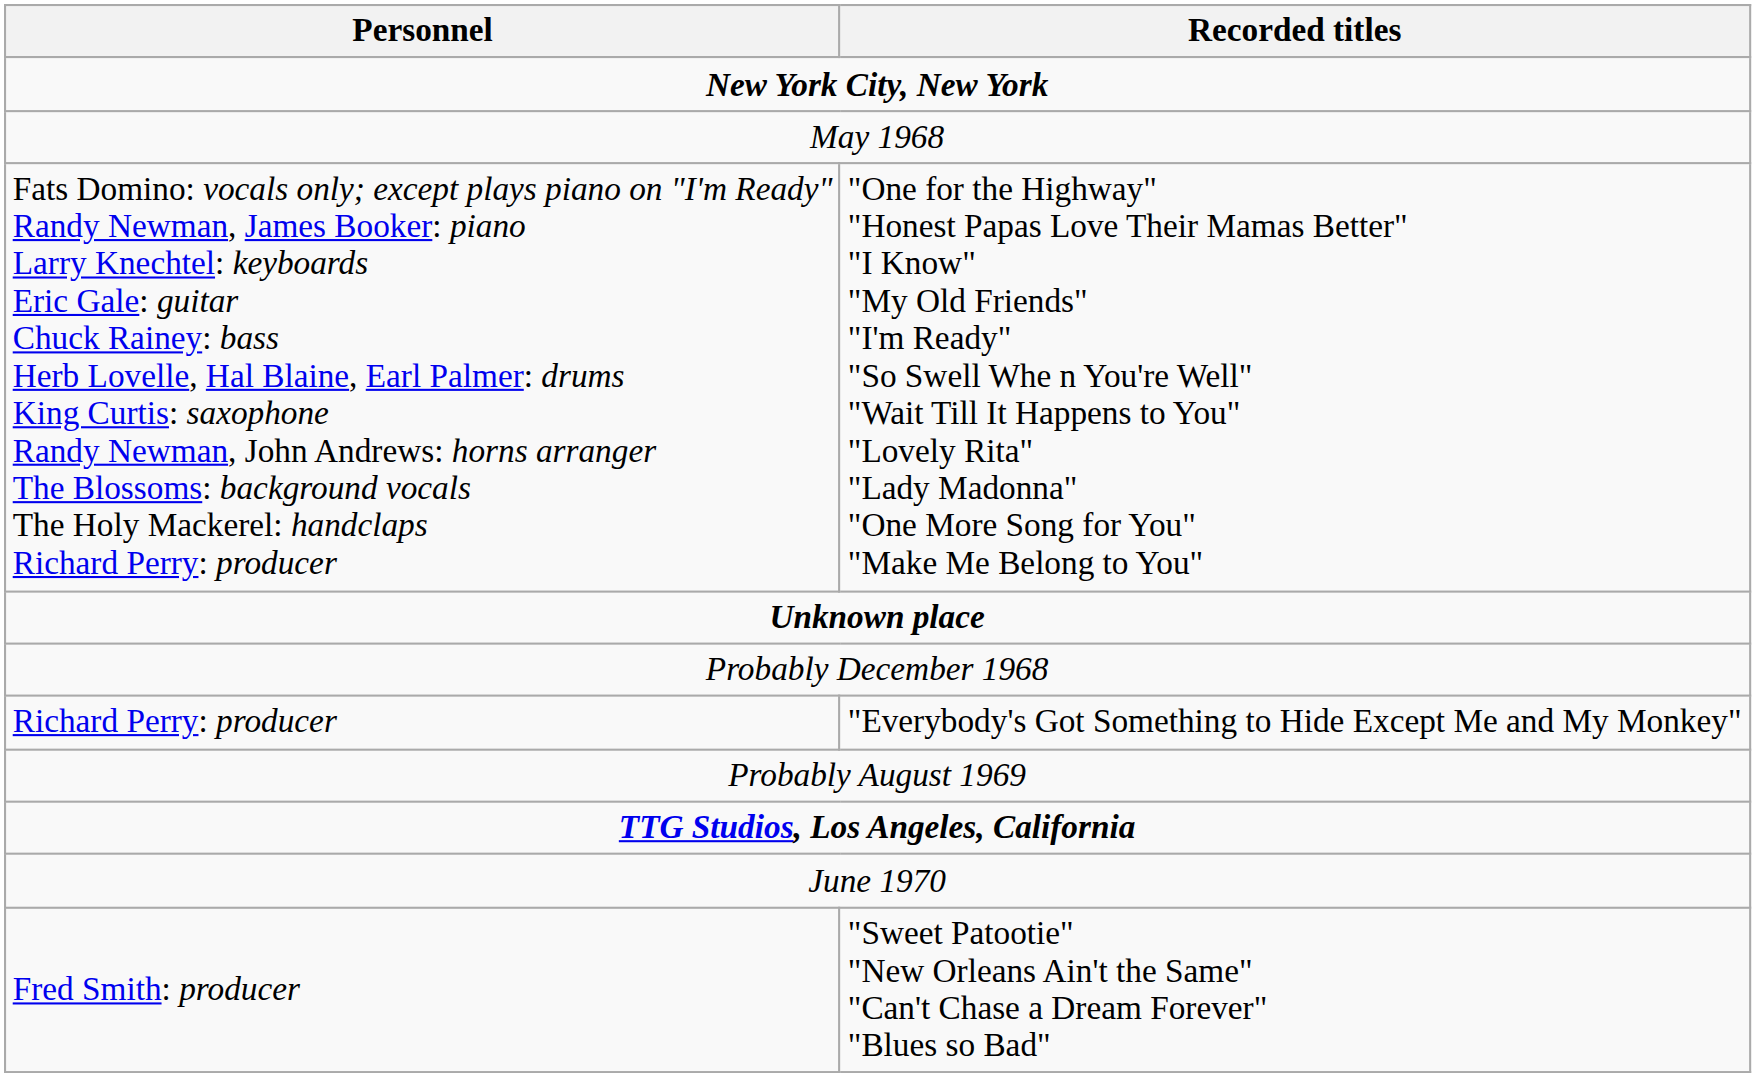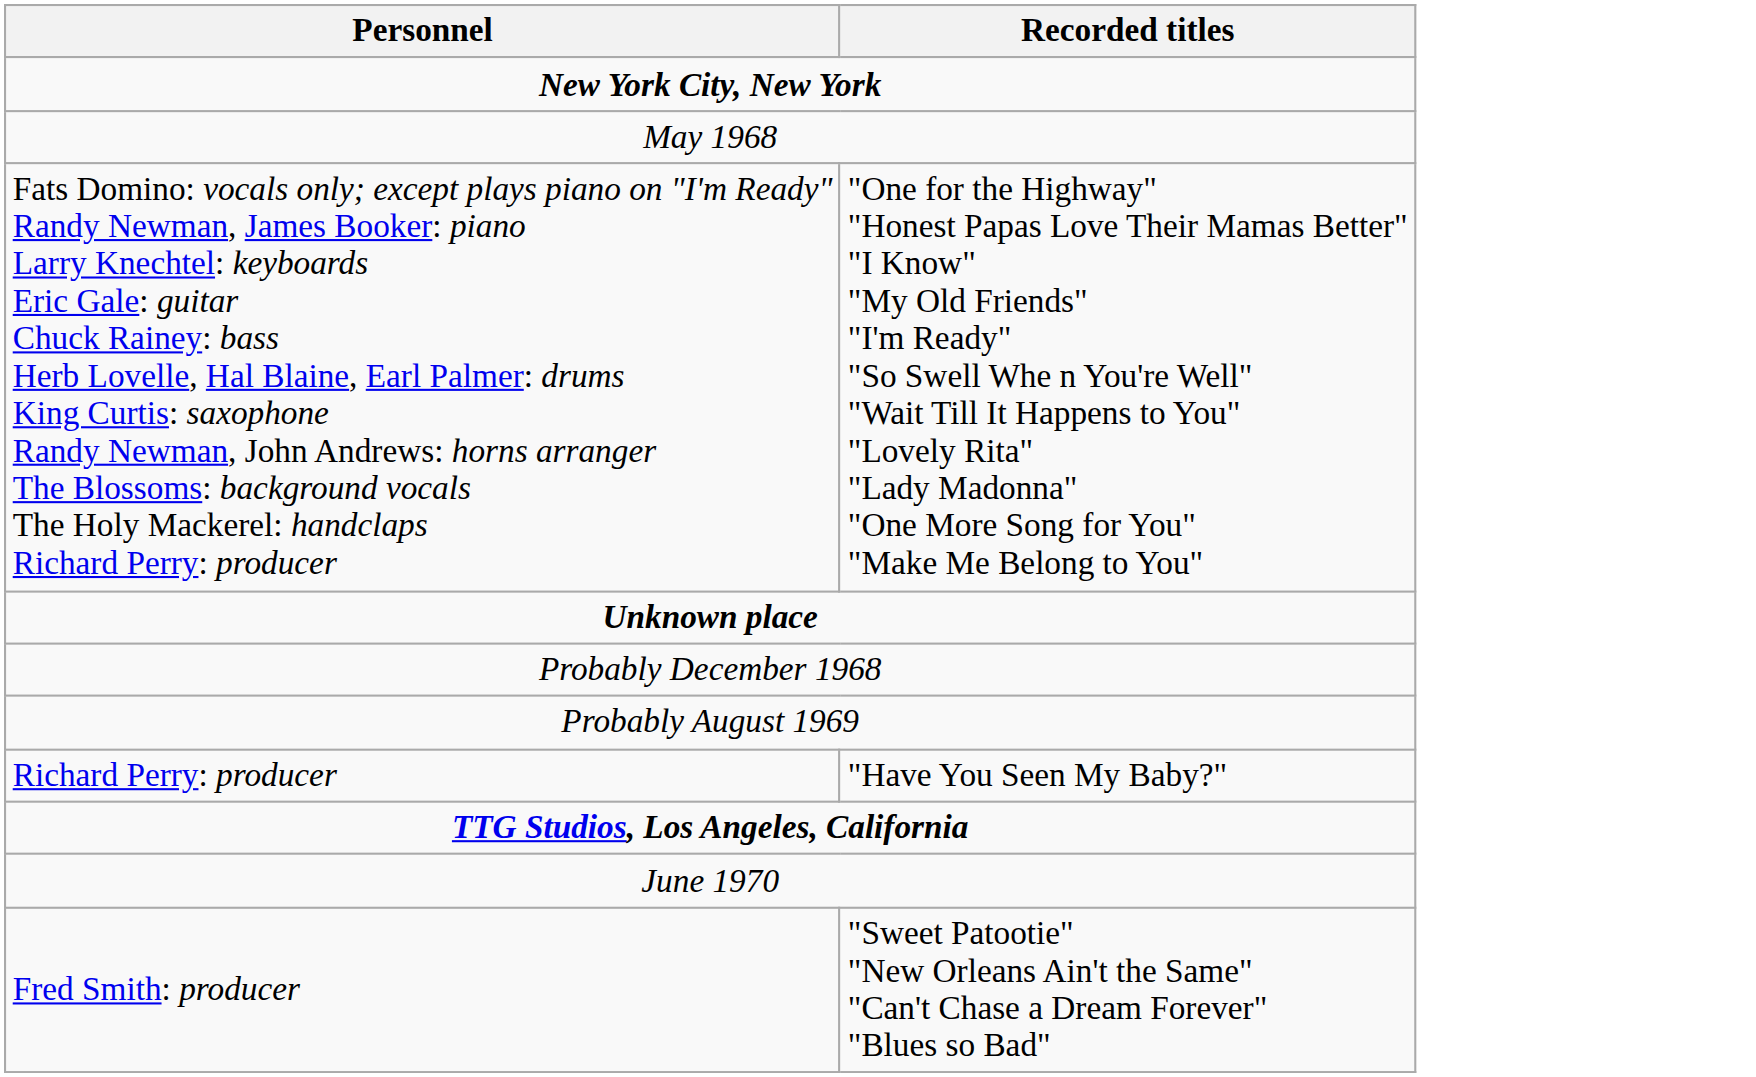- row: (1295, 721)
+ row: (1037, 774)
